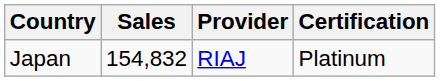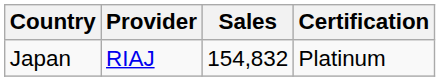columns swapped: (243, 22) <-> (147, 22)
